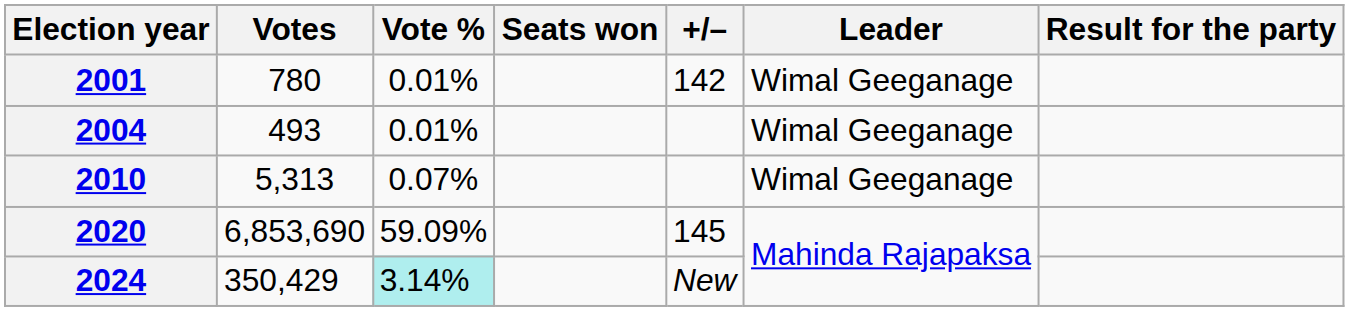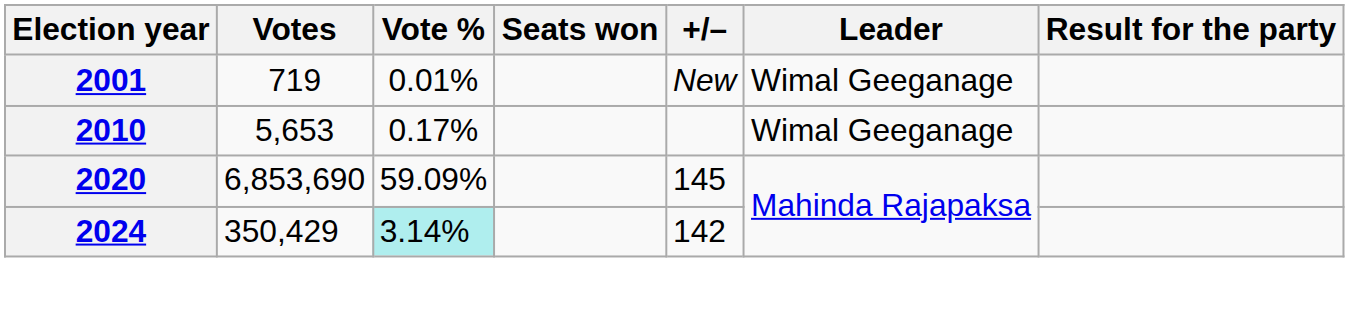(295, 79) 780 -> (295, 79) 719
(699, 79) 142 -> (705, 79) New
- row: (111, 130)
(295, 180) 5,313 -> (295, 130) 5,653
(433, 180) 0.07% -> (433, 130) 0.17%
(705, 280) New -> (699, 230) 142
